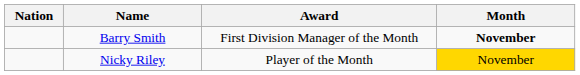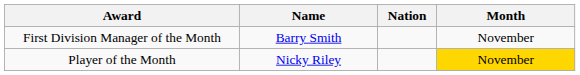columns swapped: (34, 15) <-> (319, 15)
(506, 37) bold -> (506, 37) normal
